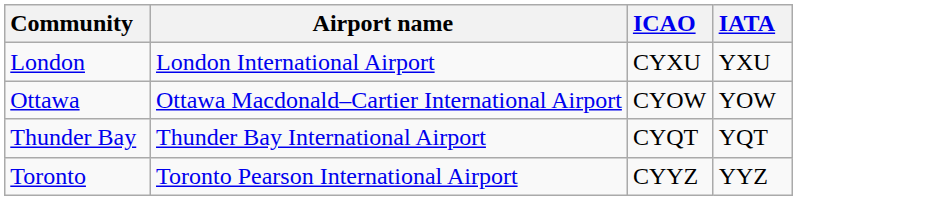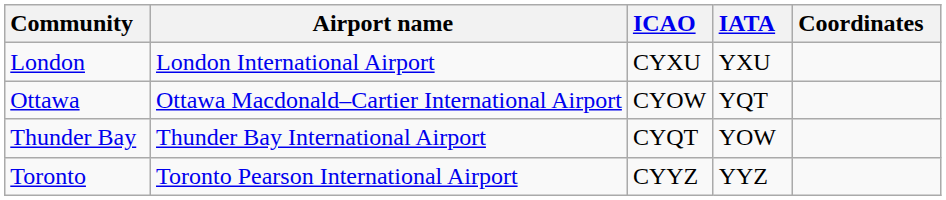+ column: (867, 23)
(747, 99) YOW -> (743, 99) YQT
(743, 137) YQT -> (747, 137) YOW
